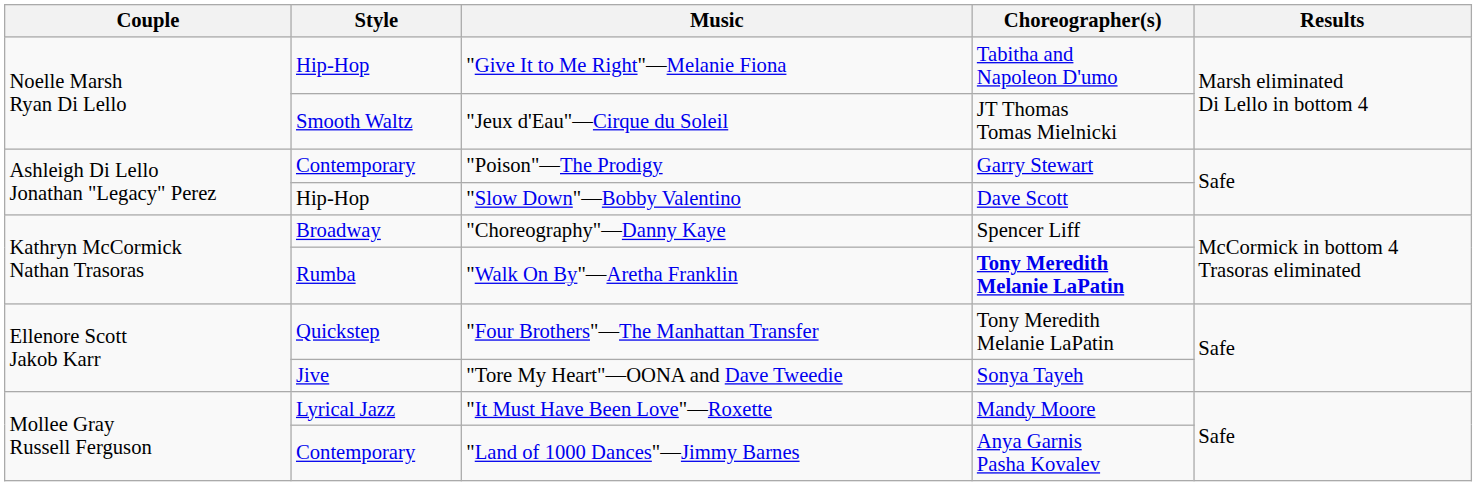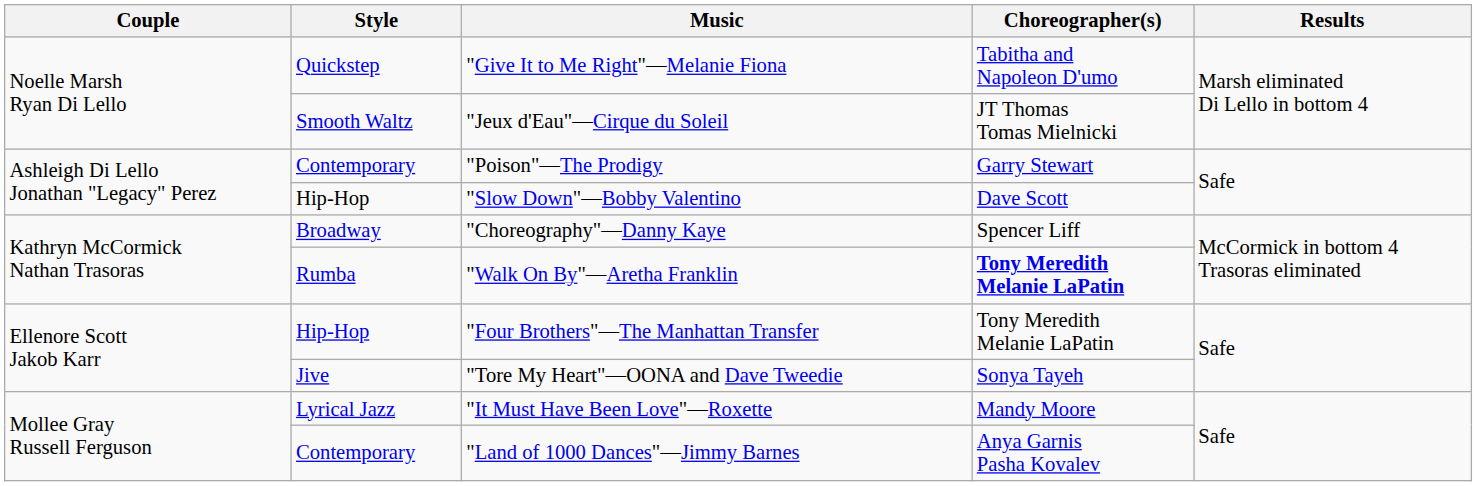(333, 65) Hip-Hop -> (338, 65) Quickstep
(338, 331) Quickstep -> (333, 331) Hip-Hop
